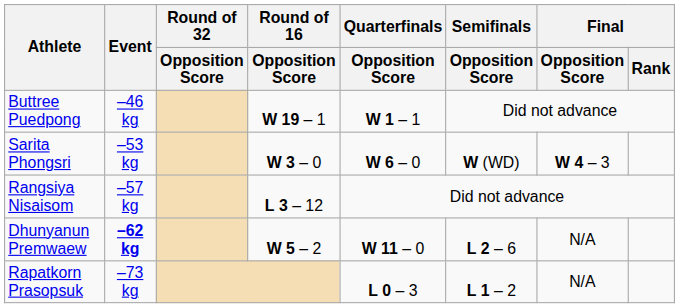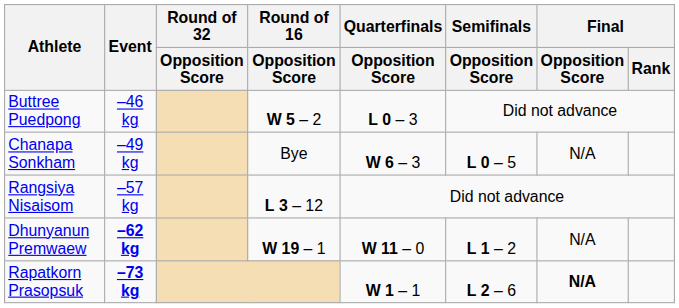(294, 120) W 19 – 1 -> (294, 120) W 5 – 2
(393, 120) W 1 – 1 -> (393, 120) L 0 – 3
+ row: (42, 154)
- row: (40, 154)
(294, 248) W 5 – 2 -> (294, 248) W 19 – 1
(491, 248) L 2 – 6 -> (491, 248) L 1 – 2
(130, 282) normal -> (130, 282) bold
(393, 291) L 0 – 3 -> (393, 291) W 1 – 1
(491, 291) L 1 – 2 -> (491, 291) L 2 – 6
(582, 282) normal -> (582, 282) bold
